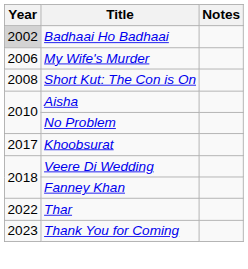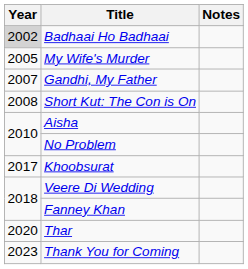(23, 58) 2006 -> (23, 58) 2005
+ row: (100, 79)
(23, 209) 2022 -> (23, 230) 2020
